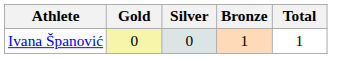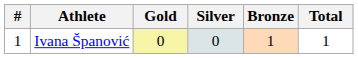+ column: (18, 16)
